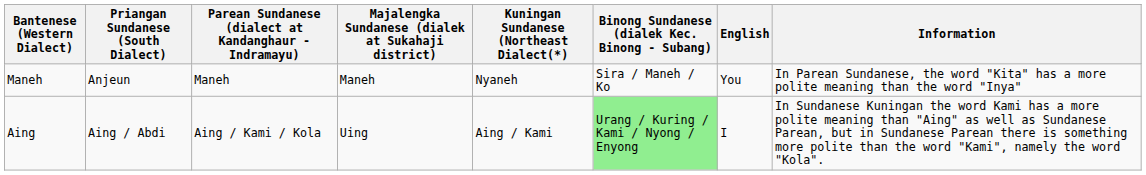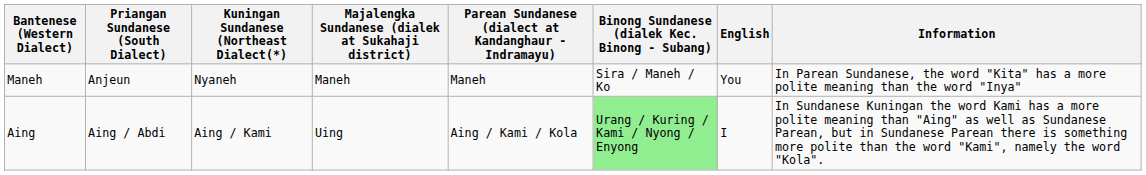columns swapped: (533, 34) <-> (264, 34)
